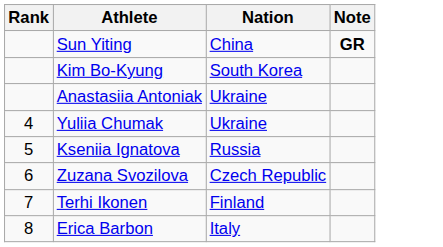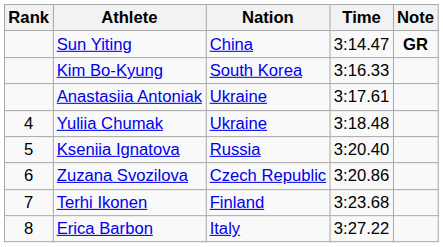+ column: (362, 17)
